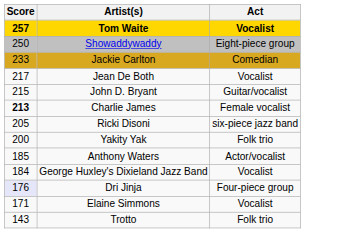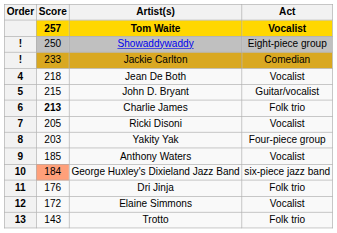+ column: (20, 12)
(21, 76) 217 -> (53, 76) 218
(255, 108) Female vocalist -> (287, 108) Folk trio
(255, 124) six-piece jazz band -> (287, 124) Vocalist
(21, 140) 200 -> (53, 140) 203
(255, 140) Folk trio -> (287, 140) Four-piece group
(255, 156) Actor/vocalist -> (287, 156) Vocalist
(21, 172) no background -> (53, 172) lightsalmon background
(255, 172) Vocalist -> (287, 172) six-piece jazz band
(21, 188) lavender background -> (53, 188) no background
(255, 188) Four-piece group -> (287, 188) Folk trio
(21, 204) 171 -> (53, 204) 172
